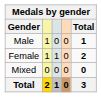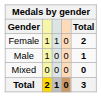rows swapped: (24, 41) <-> (24, 56)
